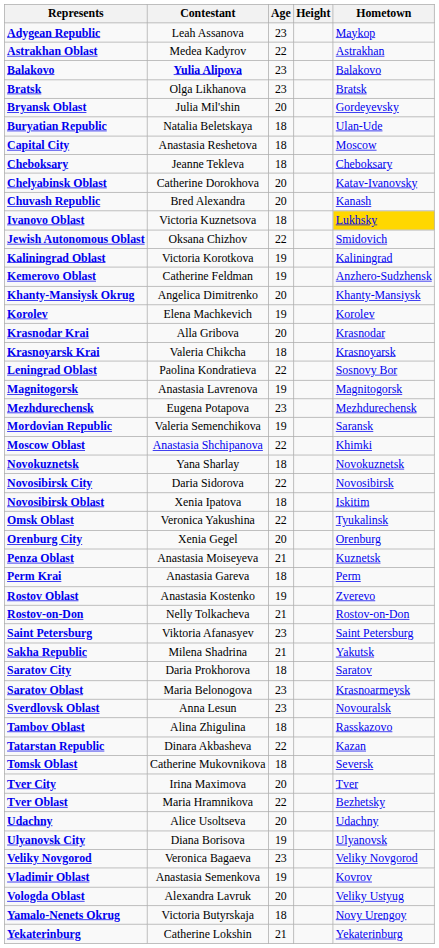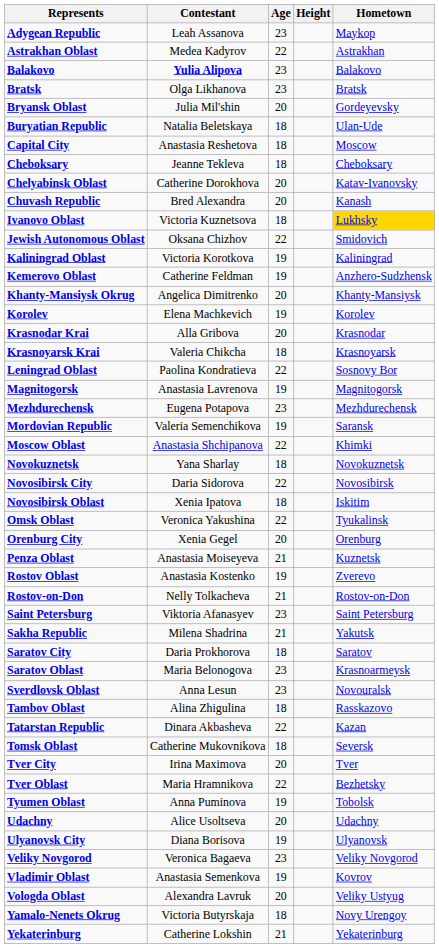- row: (34, 577)
+ row: (46, 802)
